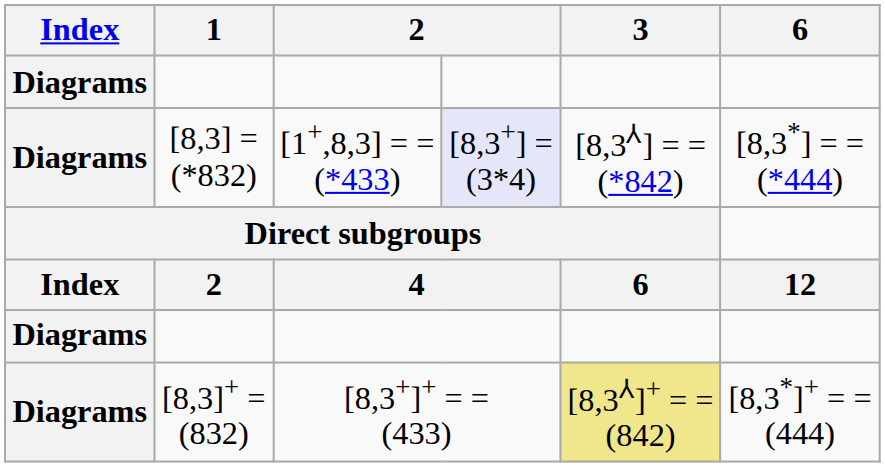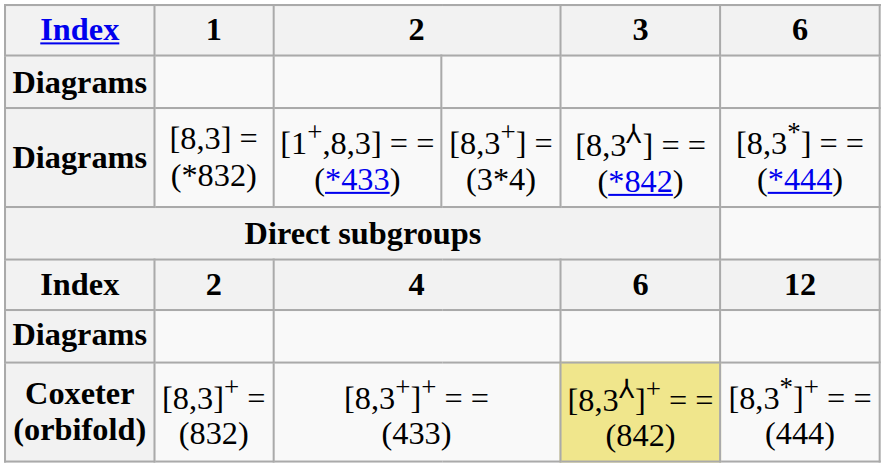(501, 157) lavender background -> (501, 157) no background
(80, 411) Diagrams -> (80, 411) Coxeter (orbifold)
